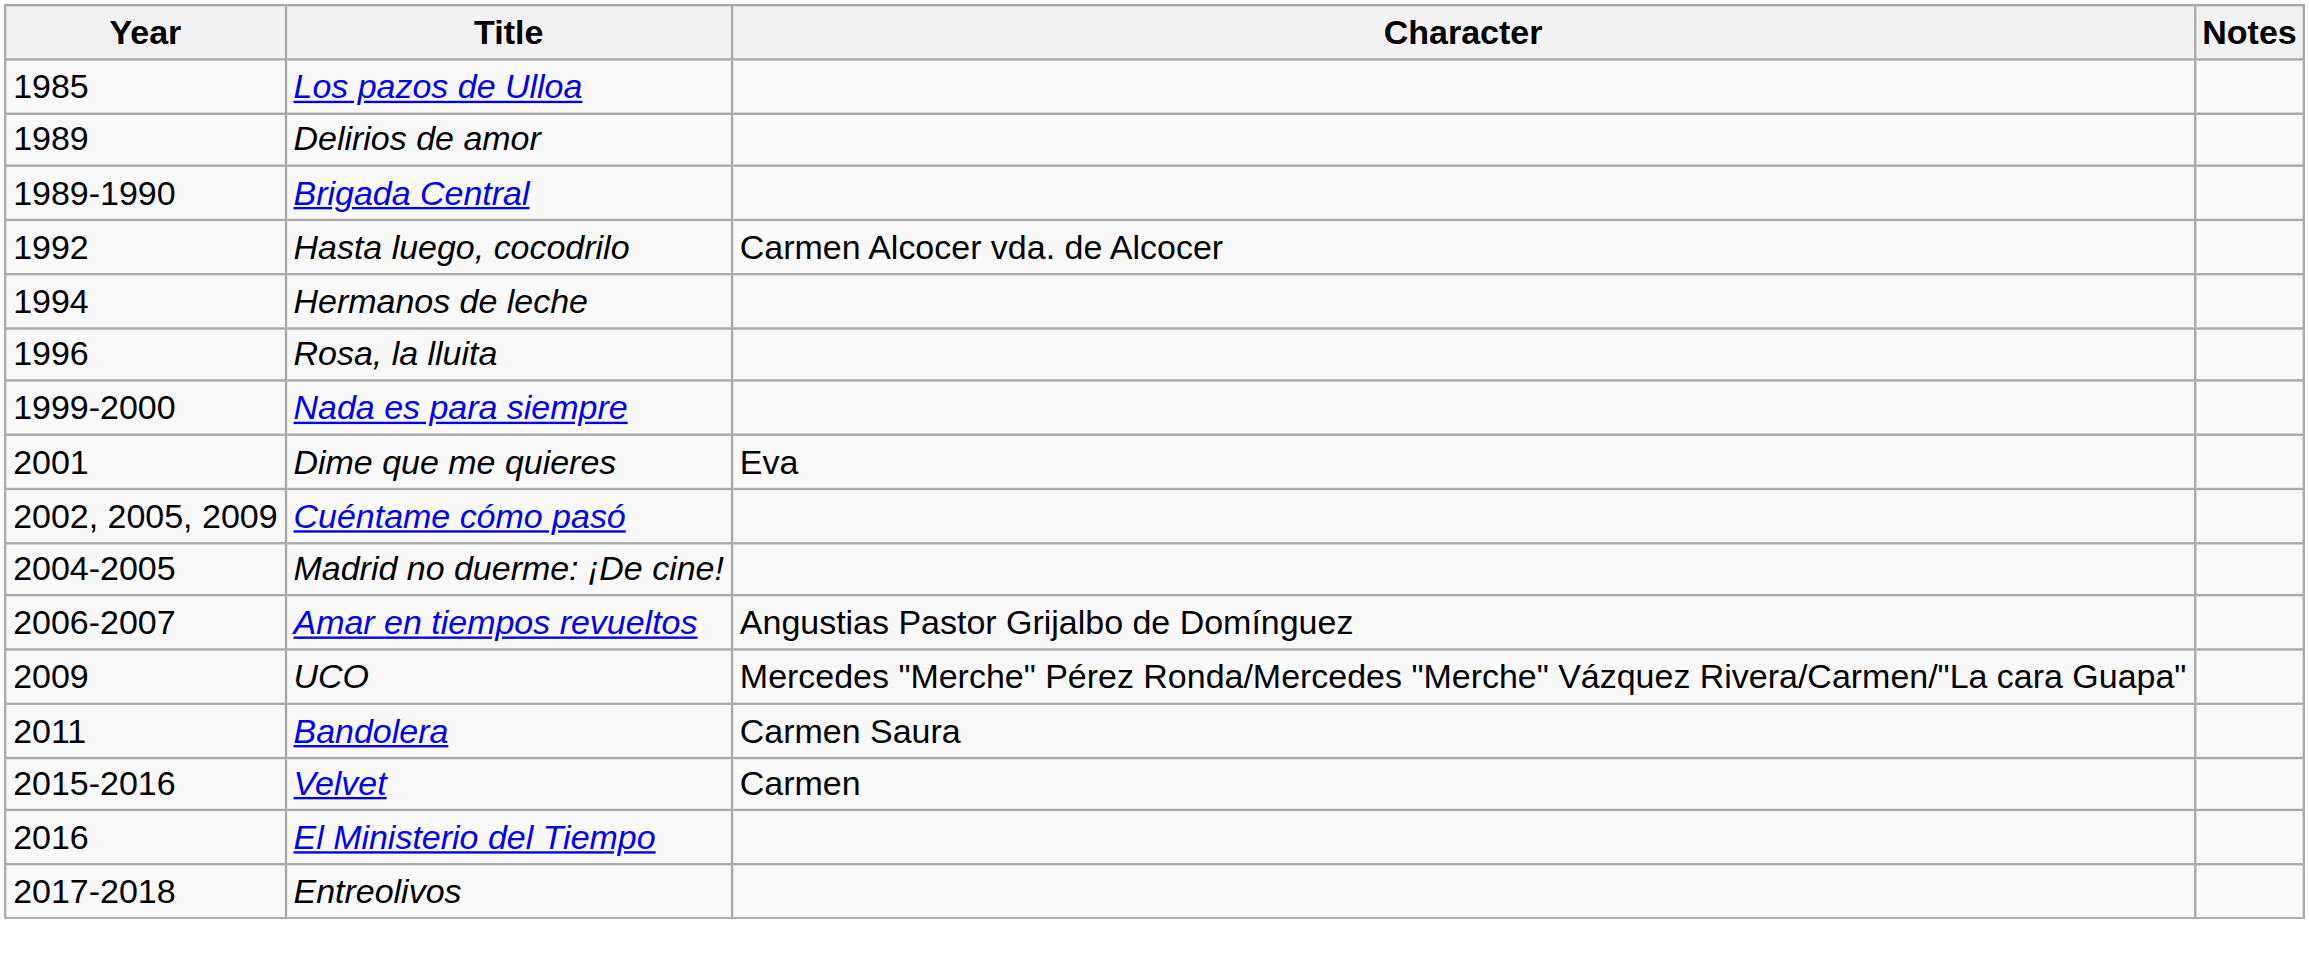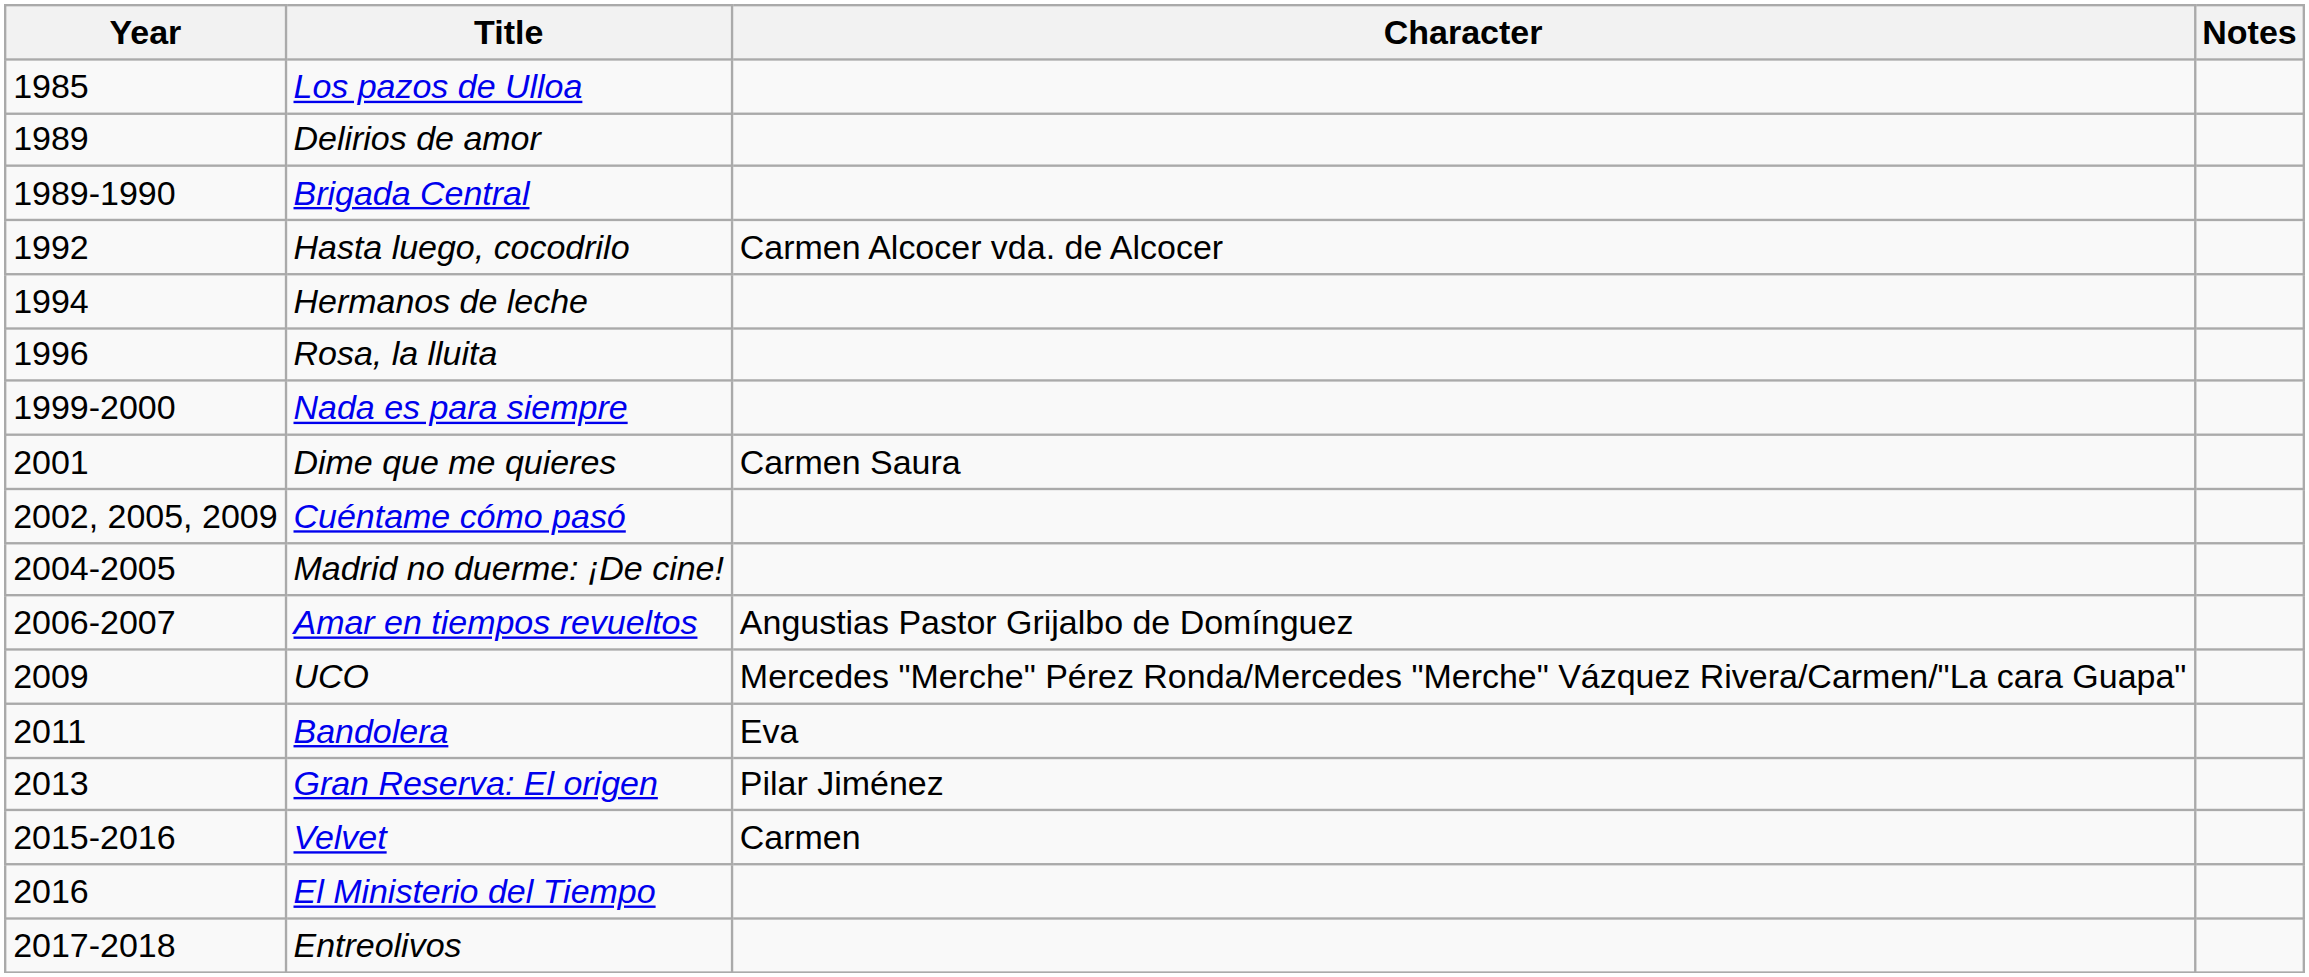(769, 462) Eva -> (850, 462) Carmen Saura
(850, 730) Carmen Saura -> (769, 730) Eva
+ row: (476, 784)
